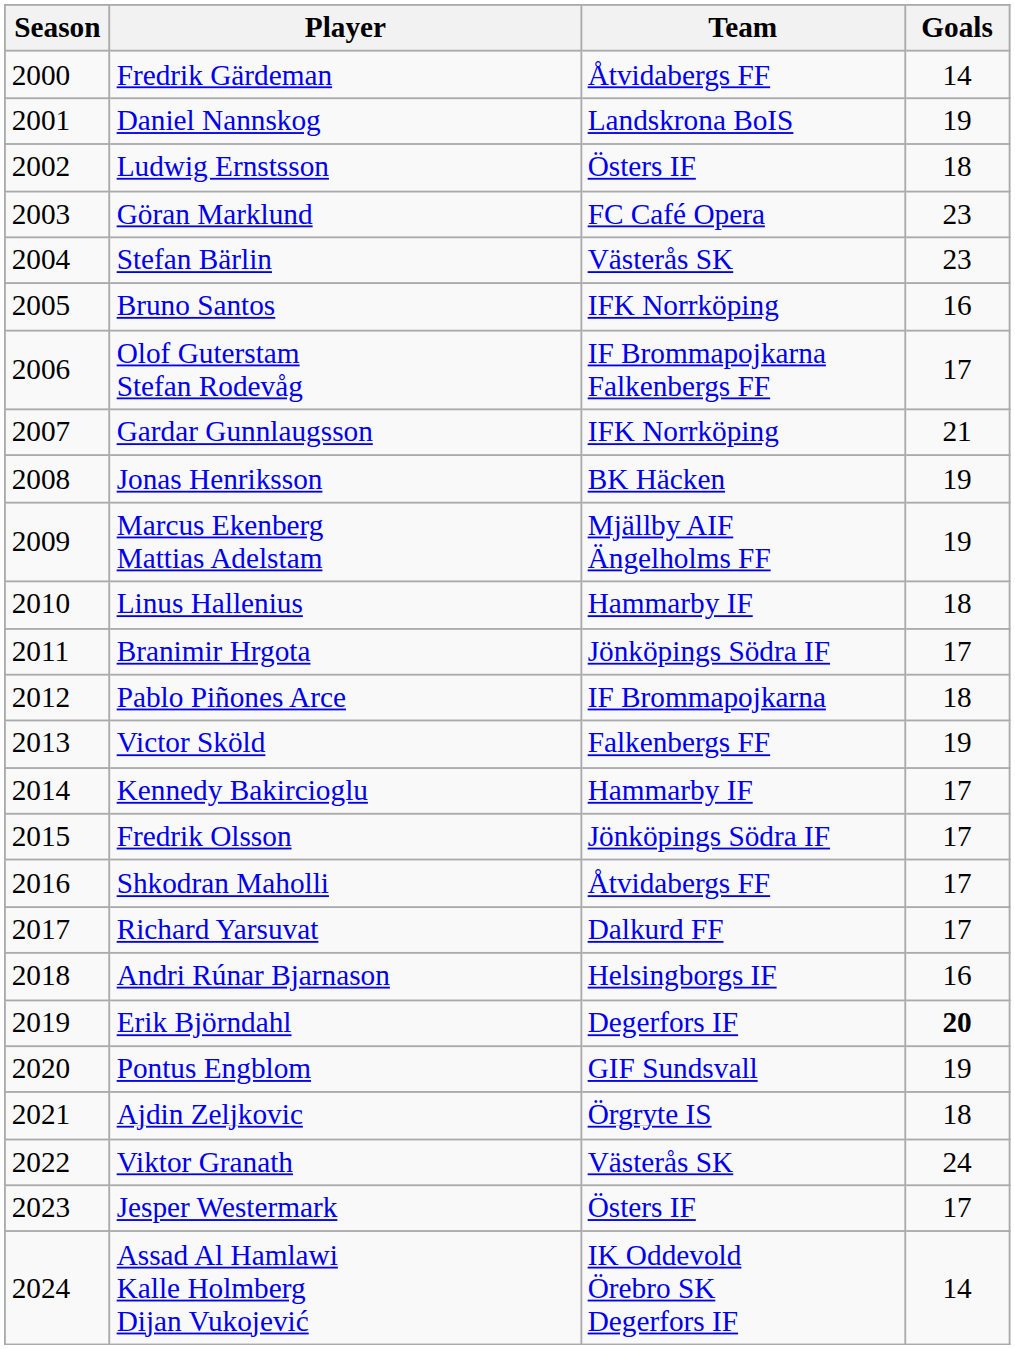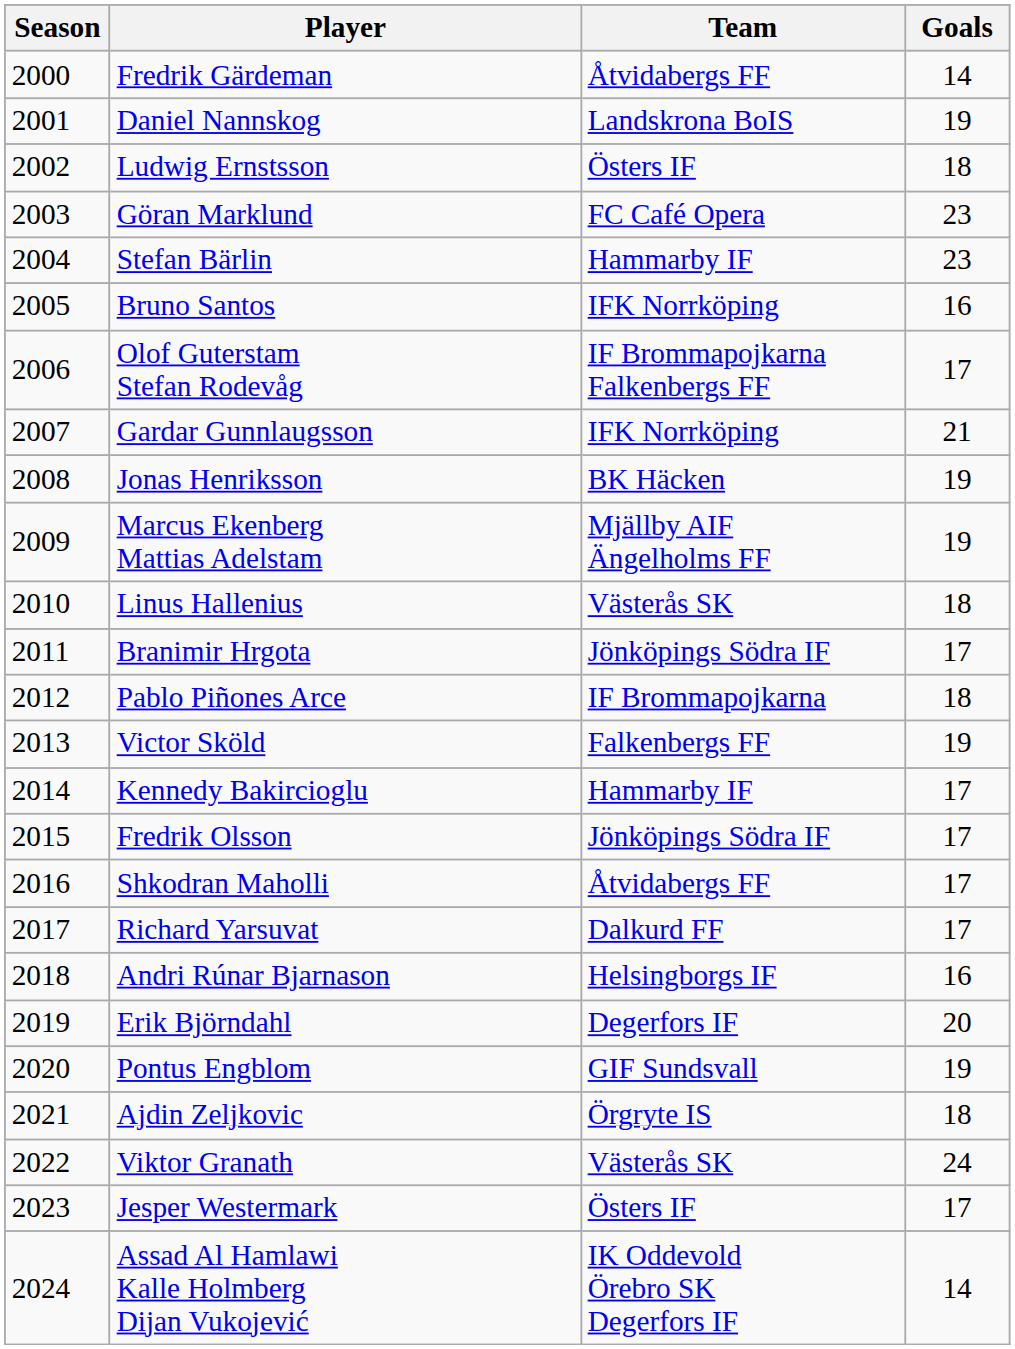(660, 259) Västerås SK -> (670, 259) Hammarby IF
(670, 604) Hammarby IF -> (660, 604) Västerås SK
(957, 1022) bold -> (957, 1022) normal
